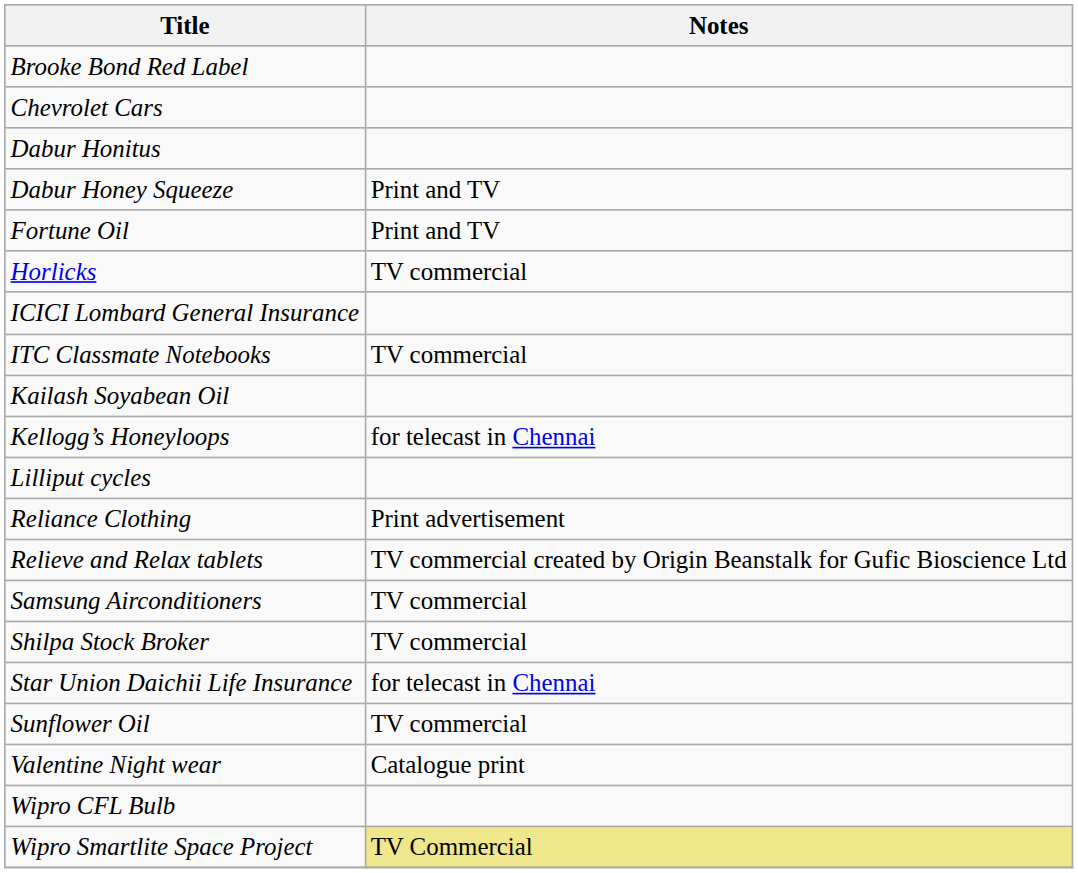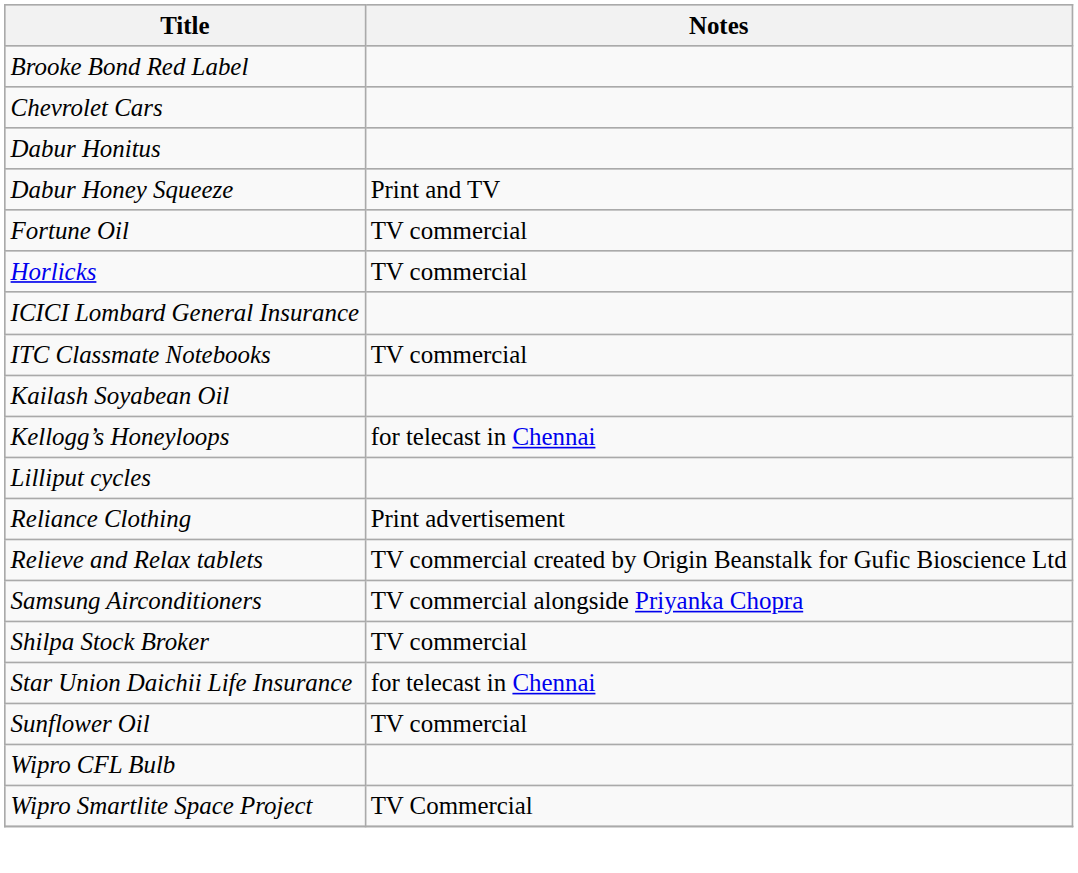(435, 230) Print and TV -> (449, 230) TV commercial
(449, 600) TV commercial -> (587, 600) TV commercial alongside Priyanka Chopra
- row: (116, 765)
(452, 847) khaki background -> (452, 806) no background
